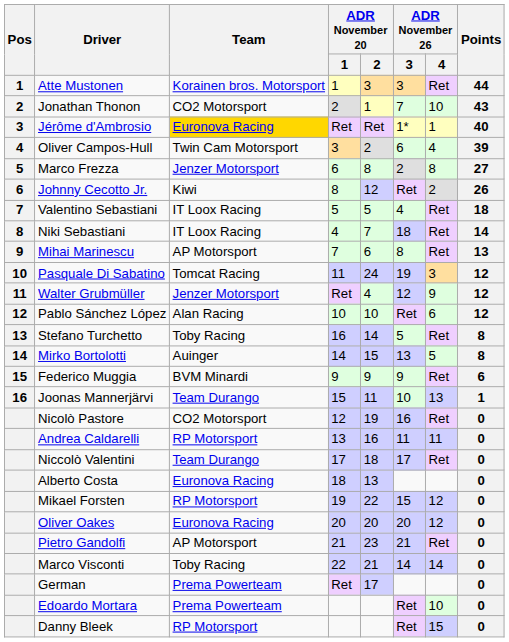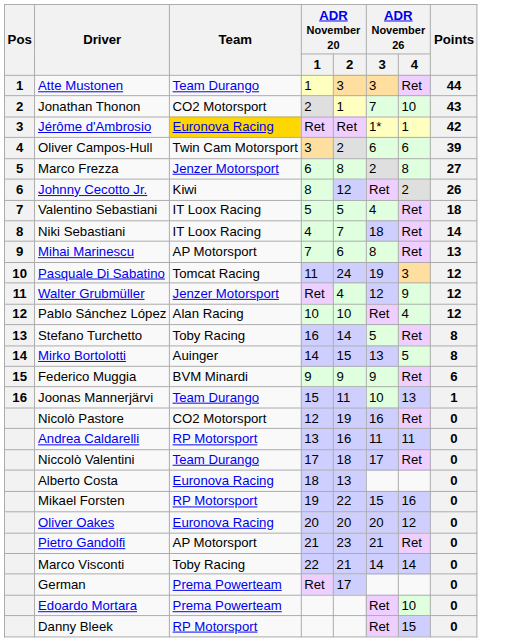(249, 85) Korainen bros. Motorsport -> (216, 85) Team Durango
(481, 127) 40 -> (454, 127) 42
(432, 148) 4 -> (405, 148) 6
(432, 314) 6 -> (405, 314) 4
(436, 501) 12 -> (409, 501) 16
